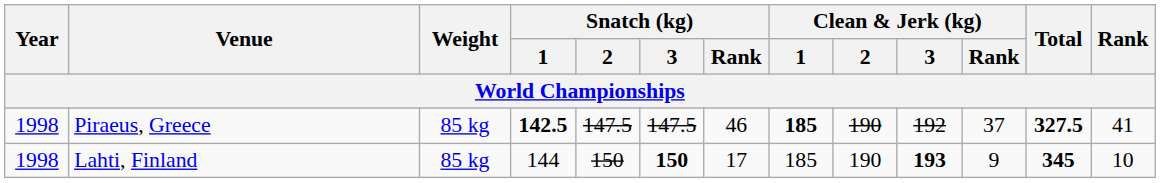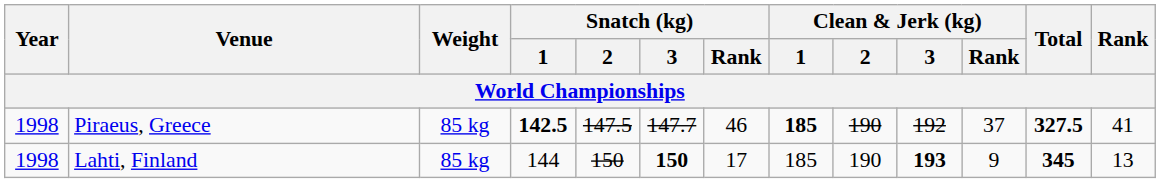(672, 125) 147.5 -> (672, 125) 147.7
(1123, 159) 10 -> (1123, 159) 13
